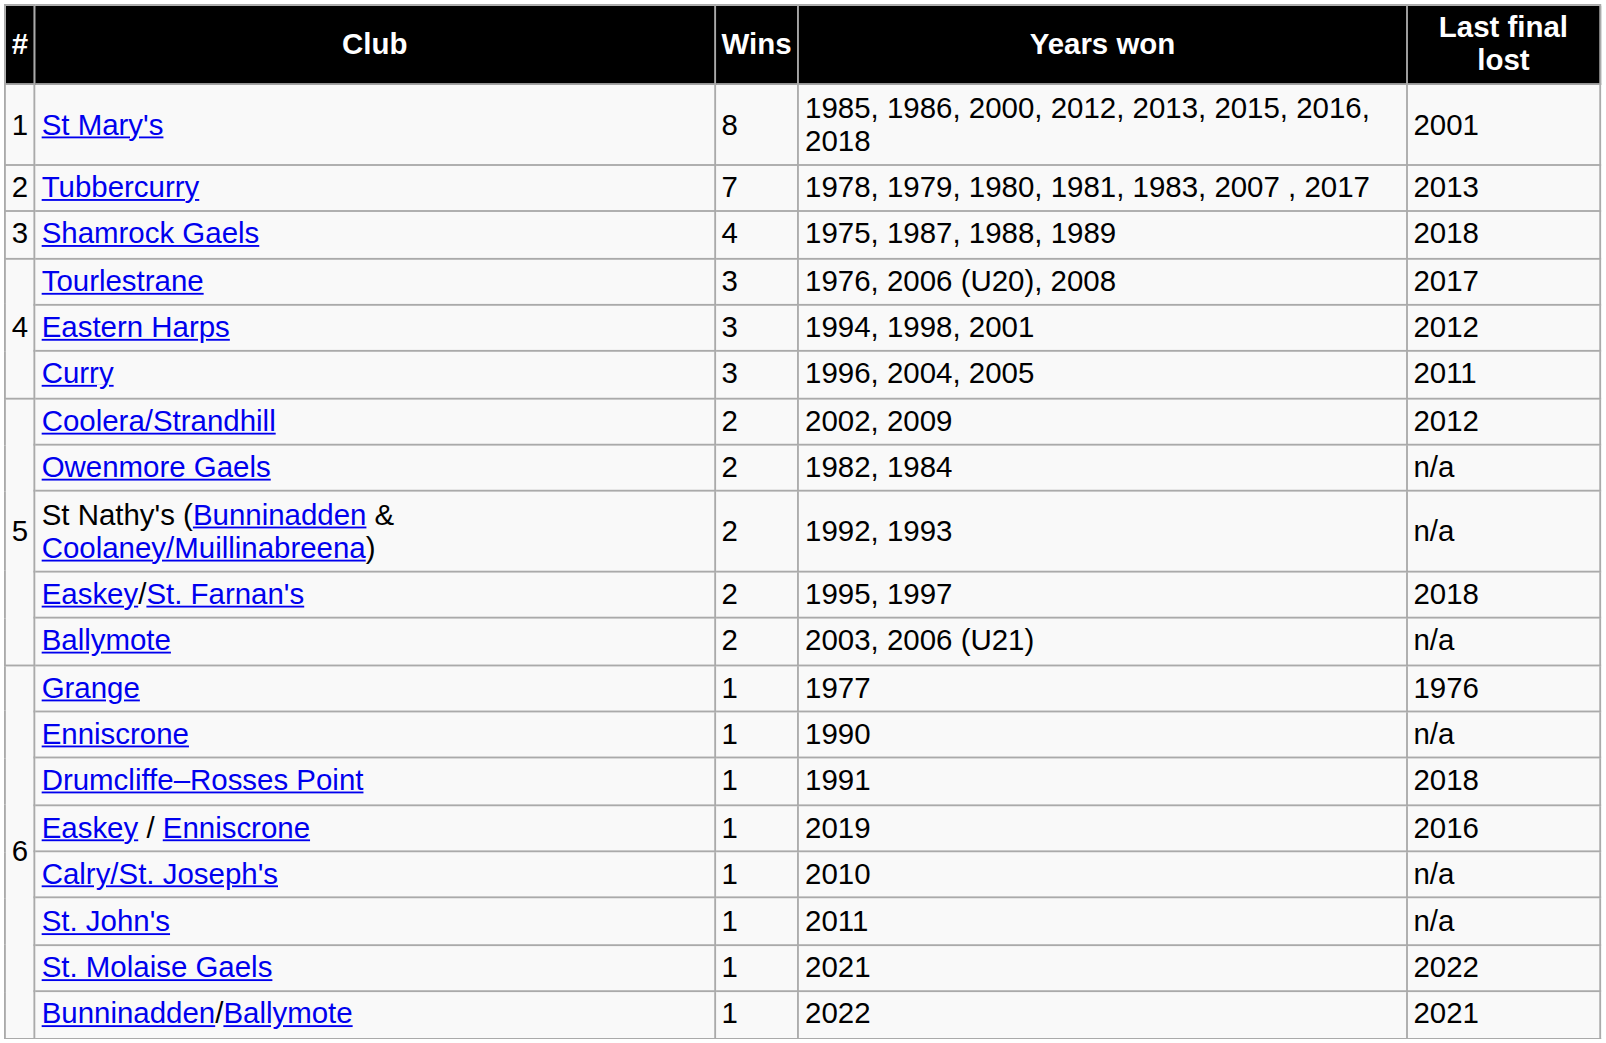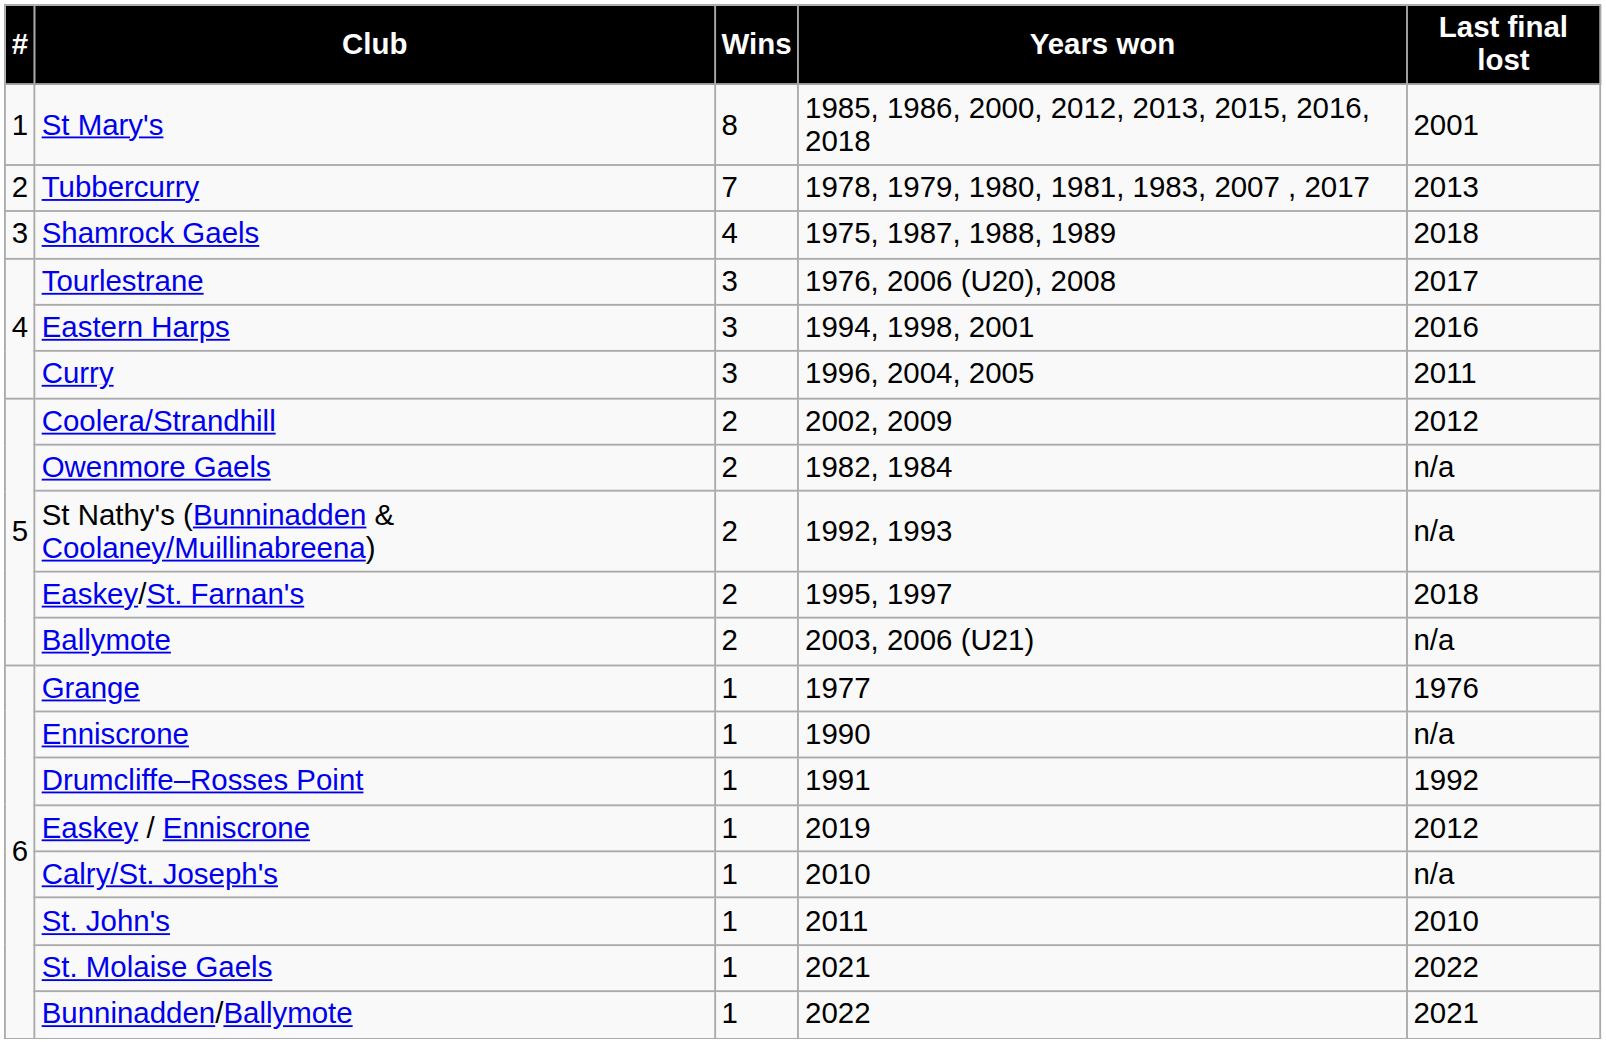(1446, 327) 2012 -> (1446, 327) 2016
(1446, 780) 2018 -> (1446, 780) 1992
(1446, 827) 2016 -> (1446, 827) 2012
(1434, 920) n/a -> (1446, 920) 2010
